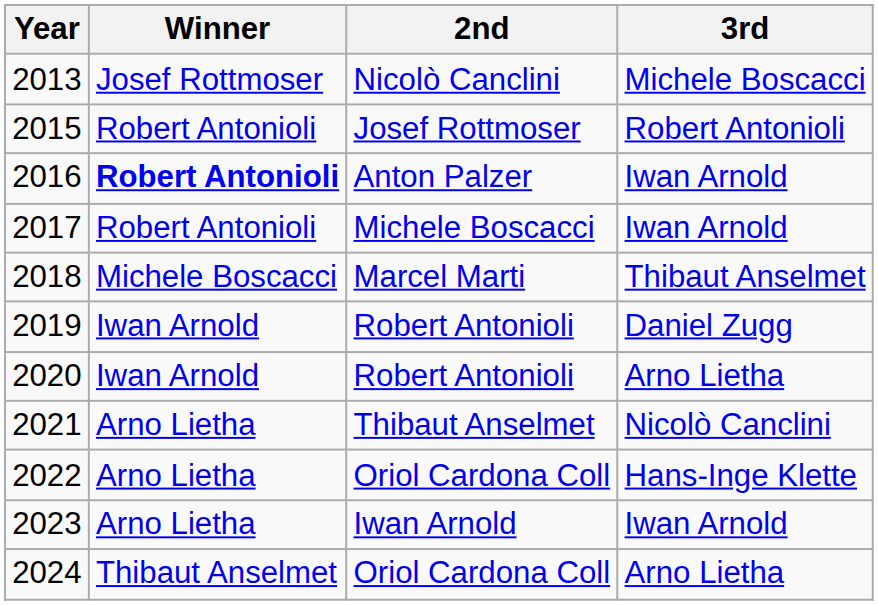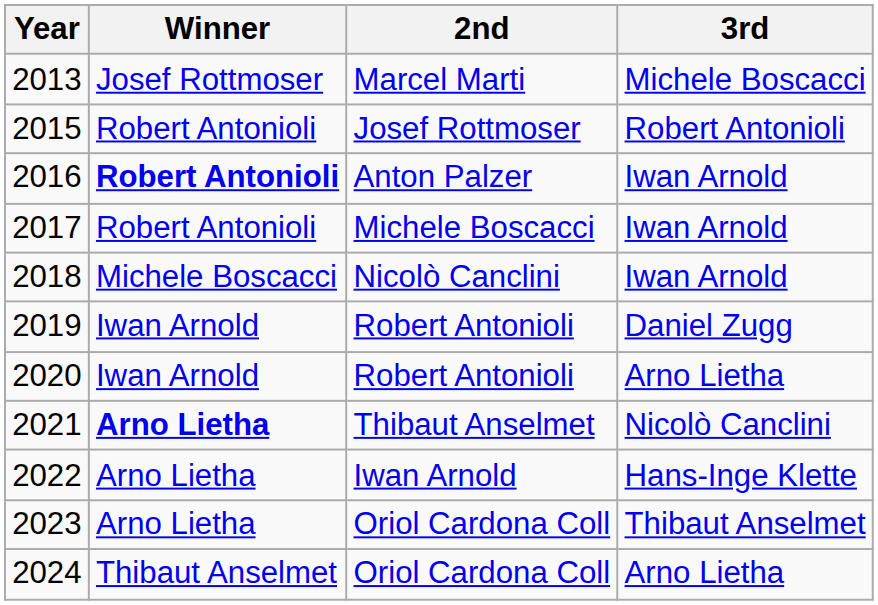(457, 78) Nicolò Canclini -> (439, 78) Marcel Marti
(439, 276) Marcel Marti -> (457, 276) Nicolò Canclini
(745, 276) Thibaut Anselmet -> (706, 276) Iwan Arnold
(176, 425) normal -> (183, 425) bold
(482, 474) Oriol Cardona Coll -> (435, 474) Iwan Arnold
(435, 524) Iwan Arnold -> (482, 524) Oriol Cardona Coll
(706, 524) Iwan Arnold -> (745, 524) Thibaut Anselmet
